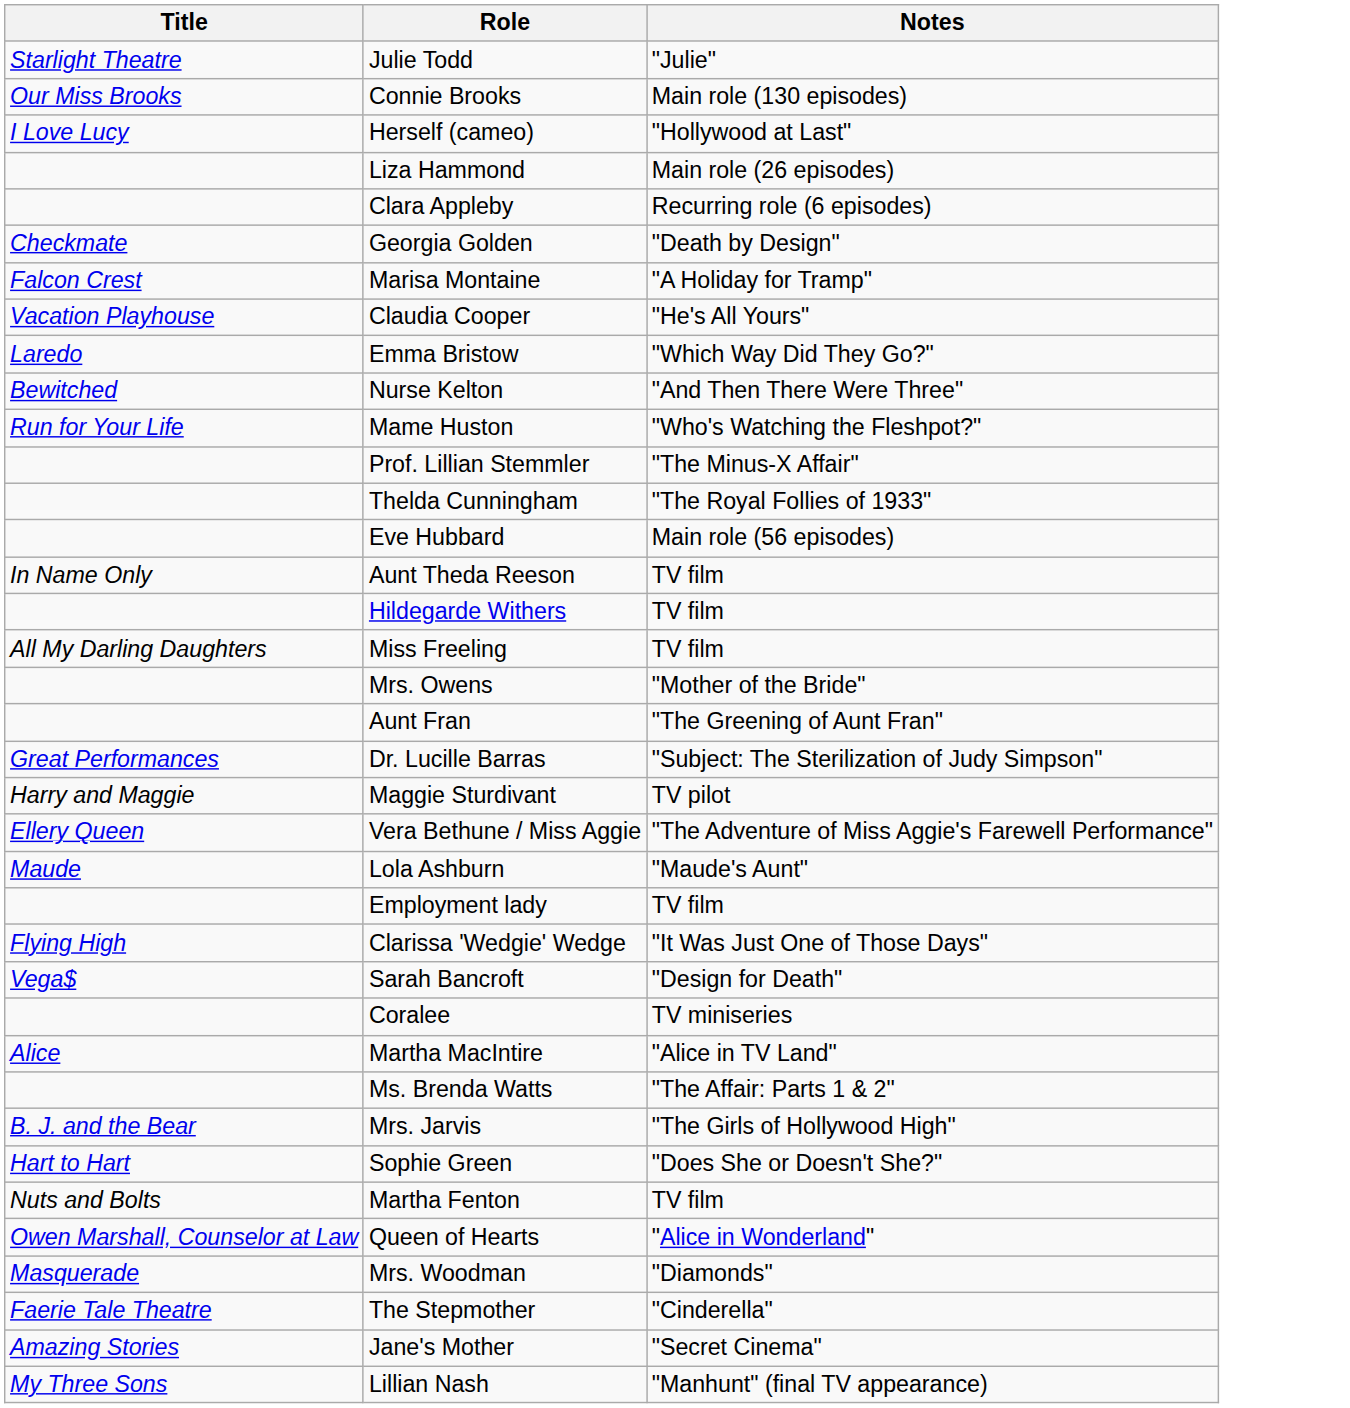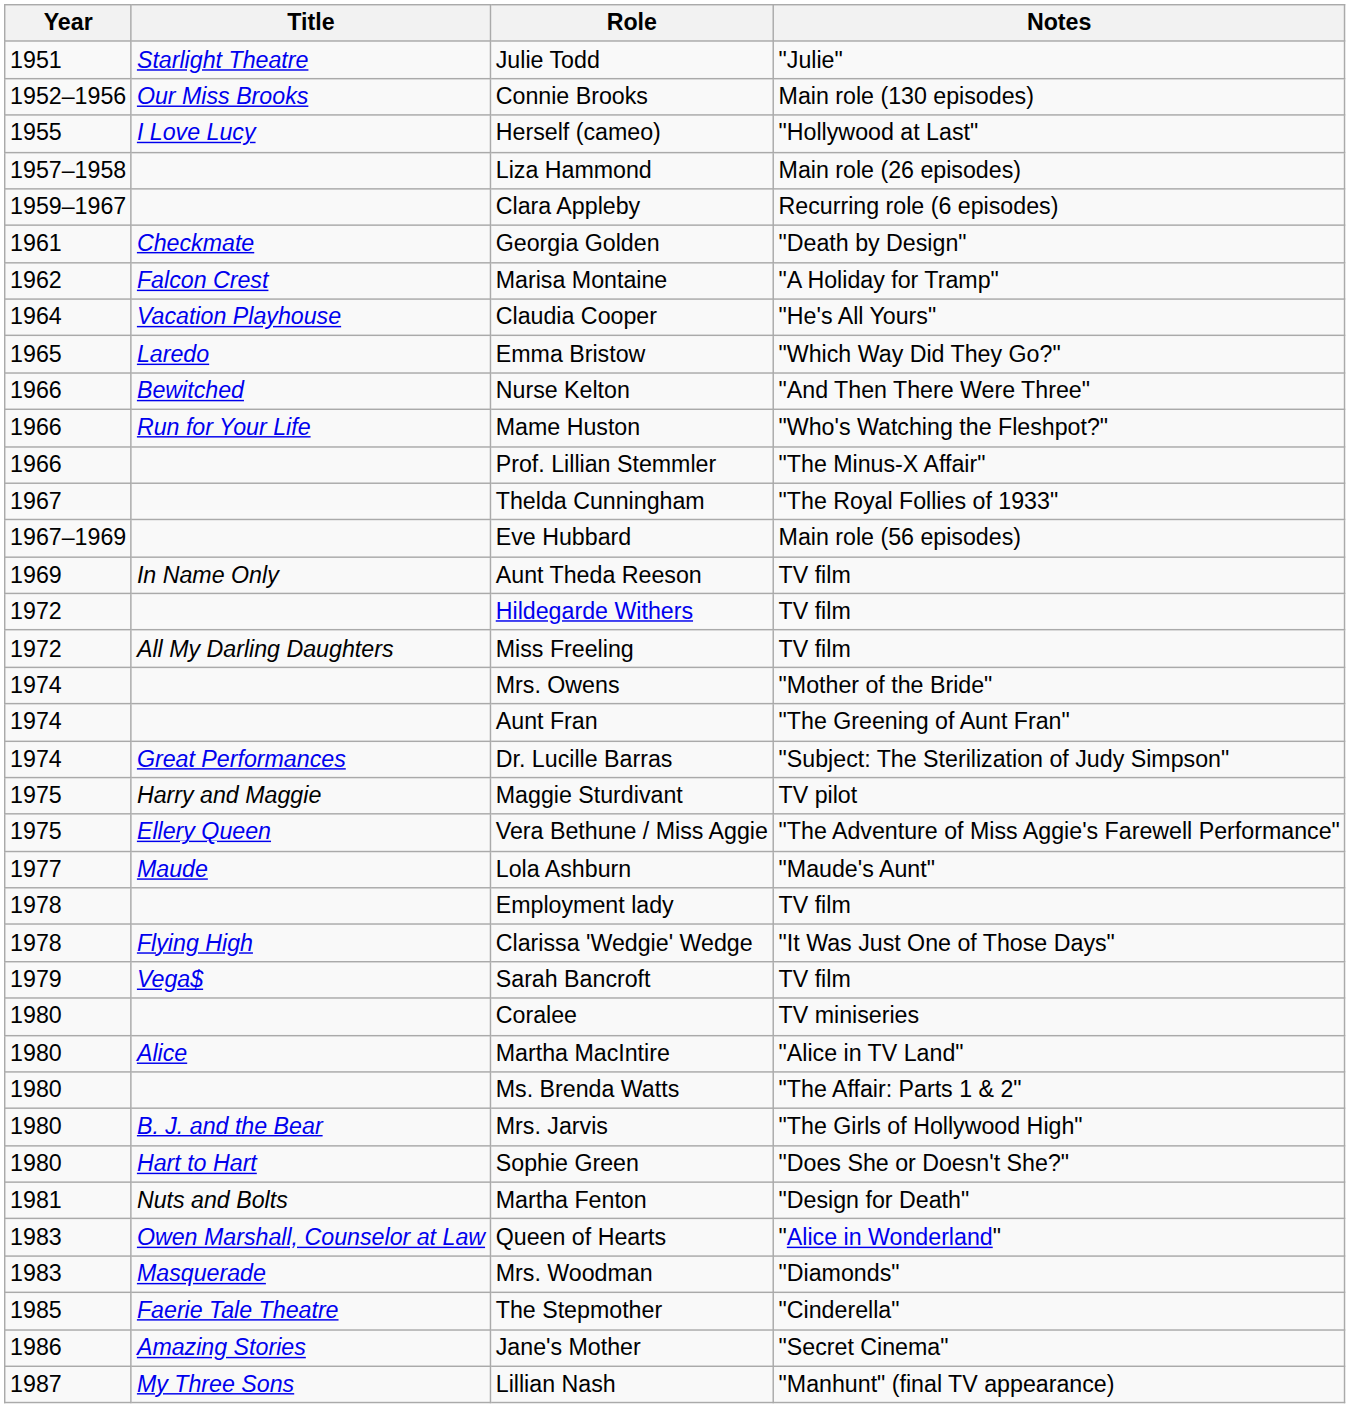+ column: (68, 22)
(747, 979) "Design for Death" -> (815, 979) TV film
(688, 1200) TV film -> (874, 1200) "Design for Death"
